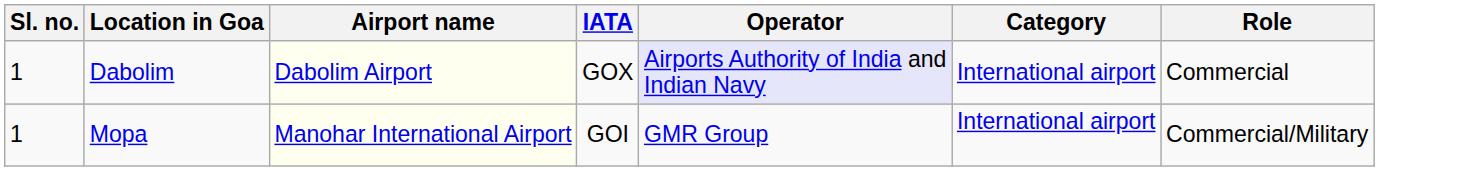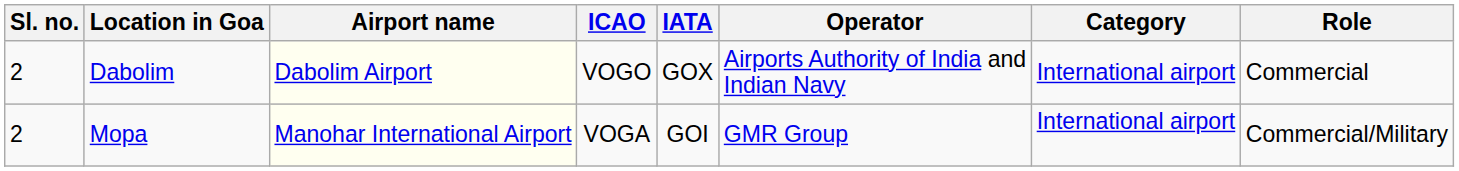+ column: (617, 22)
(16, 72) 1 -> (16, 72) 2
(795, 72) lavender background -> (875, 72) no background
(16, 134) 1 -> (16, 134) 2
